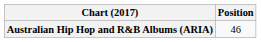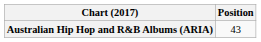(236, 29) 46 -> (236, 29) 43
